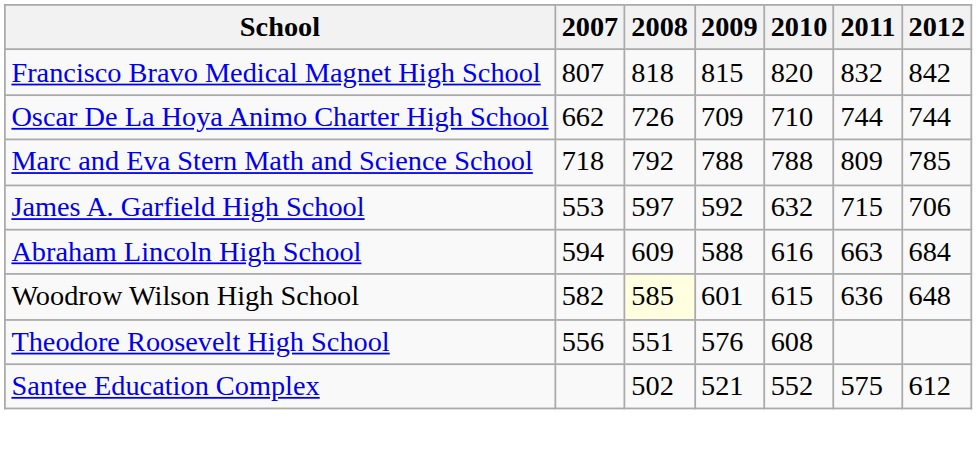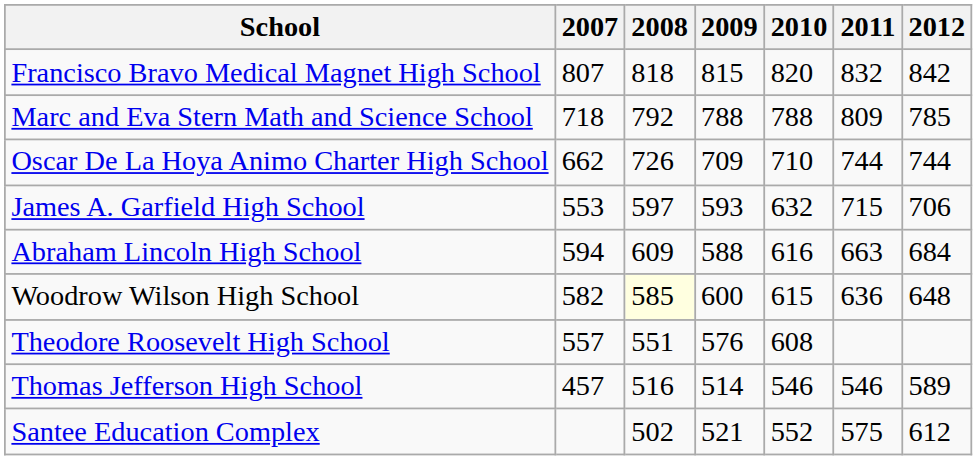rows swapped: (272, 161) <-> (280, 116)
(722, 206) 592 -> (722, 206) 593
(722, 296) 601 -> (722, 296) 600
(583, 341) 556 -> (583, 341) 557
+ row: (187, 386)
